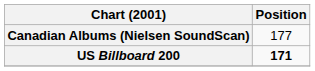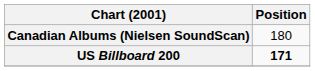(281, 35) 177 -> (281, 35) 180
